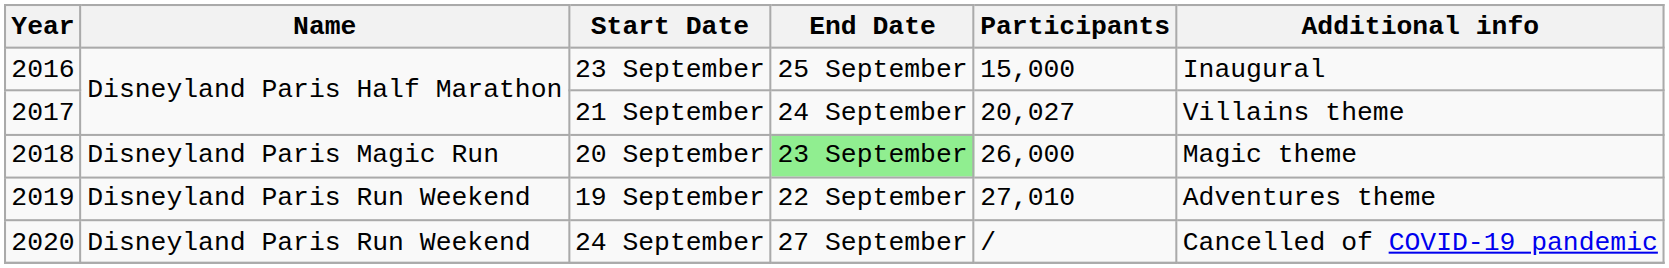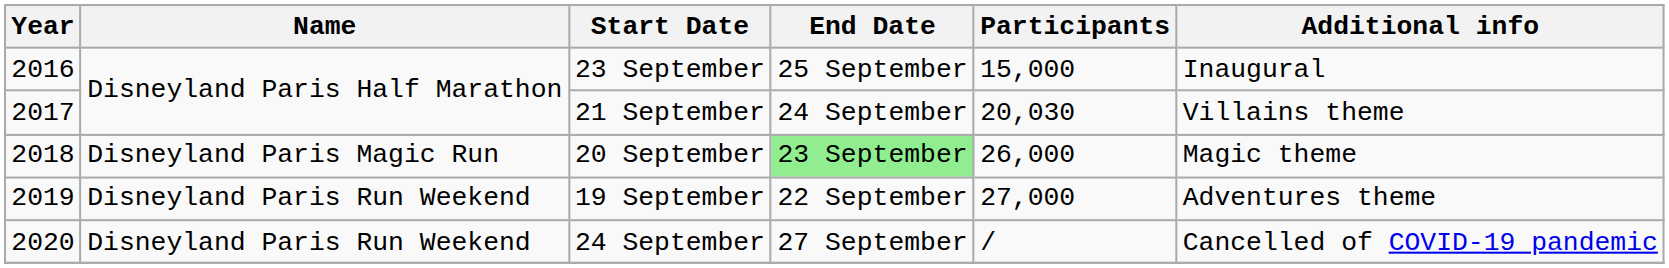(1028, 113) 20,027 -> (1028, 113) 20,030
(1028, 199) 27,010 -> (1028, 199) 27,000
